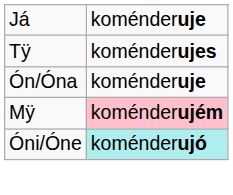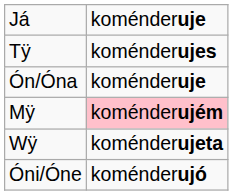+ row: (23, 143)
(149, 143) paleturquoise background -> (149, 174) no background
